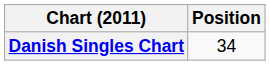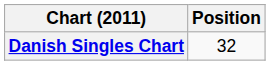(226, 45) 34 -> (226, 45) 32
